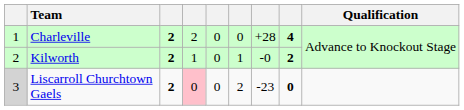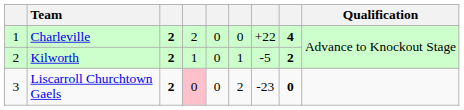(265, 36) +28 -> (265, 36) +22
(265, 57) -0 -> (265, 57) -5
(16, 86) lightgrey background -> (16, 86) no background
